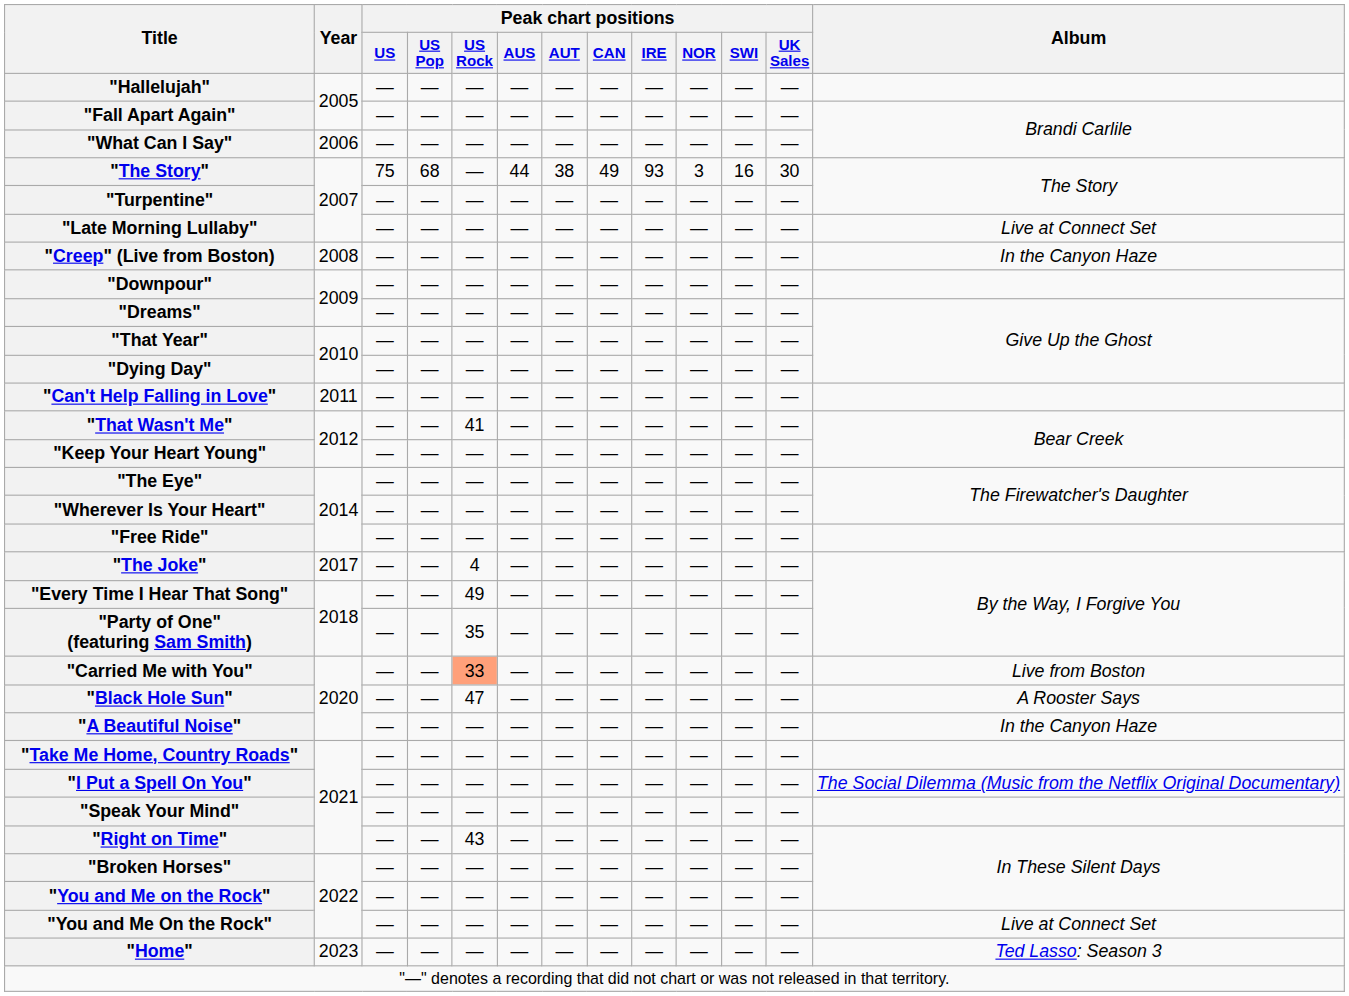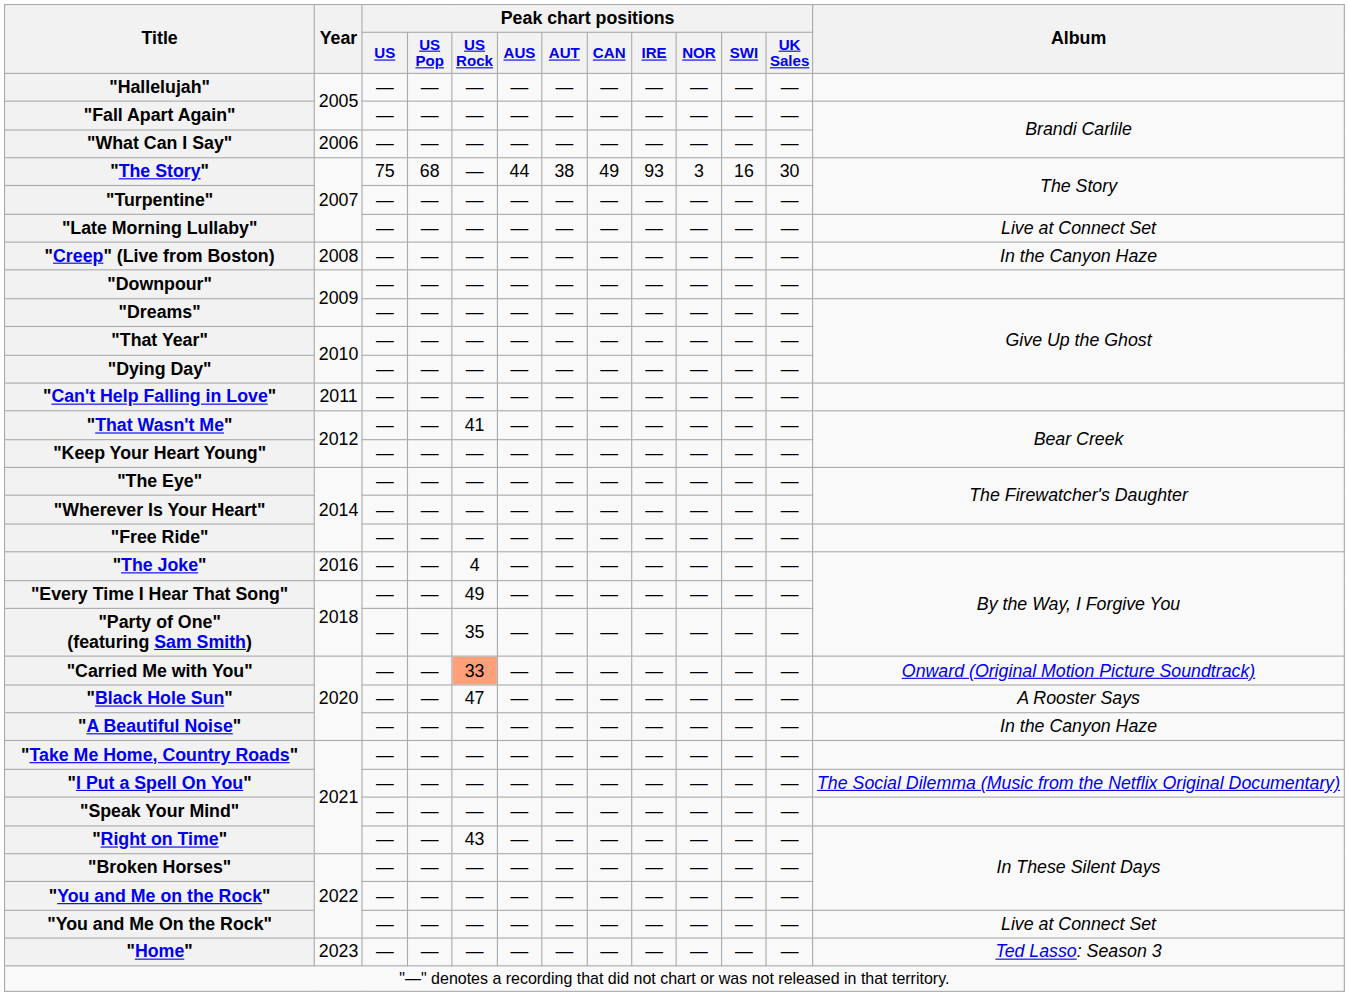(339, 566) 2017 -> (339, 566) 2016
(1079, 670) Live from Boston -> (1079, 670) Onward (Original Motion Picture Soundtrack)
